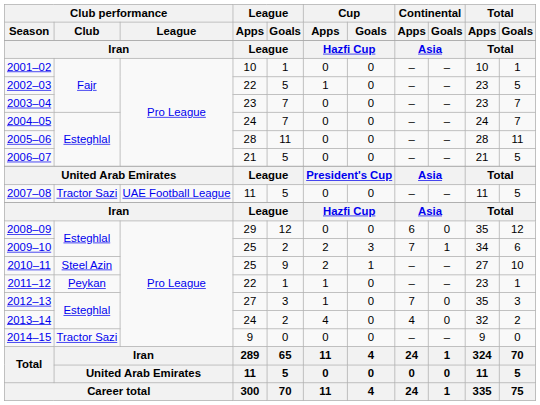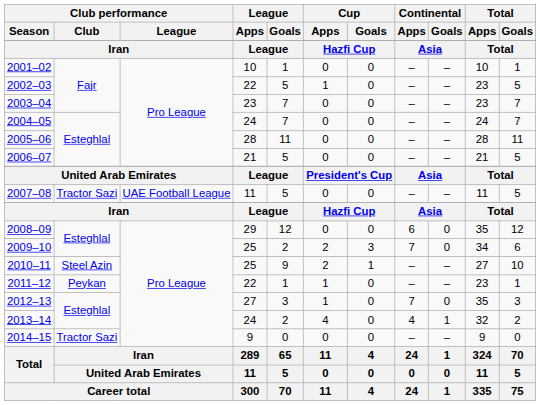(447, 247) 1 -> (447, 247) 0
(447, 319) 0 -> (447, 319) 1
